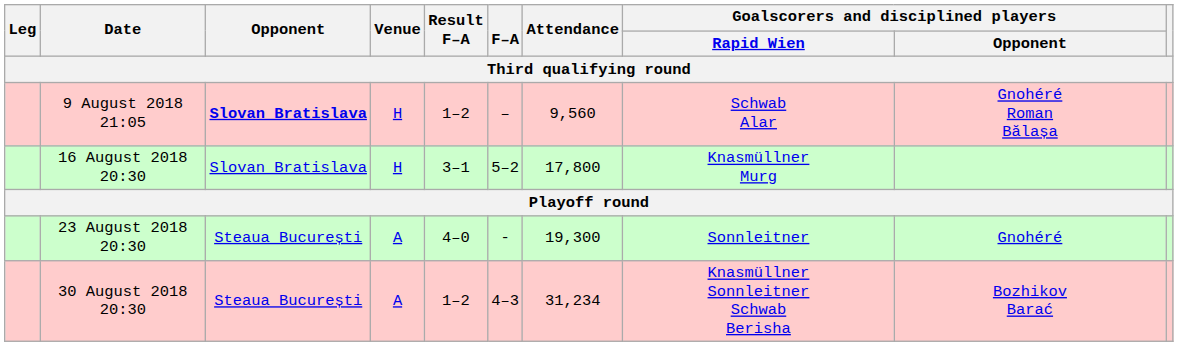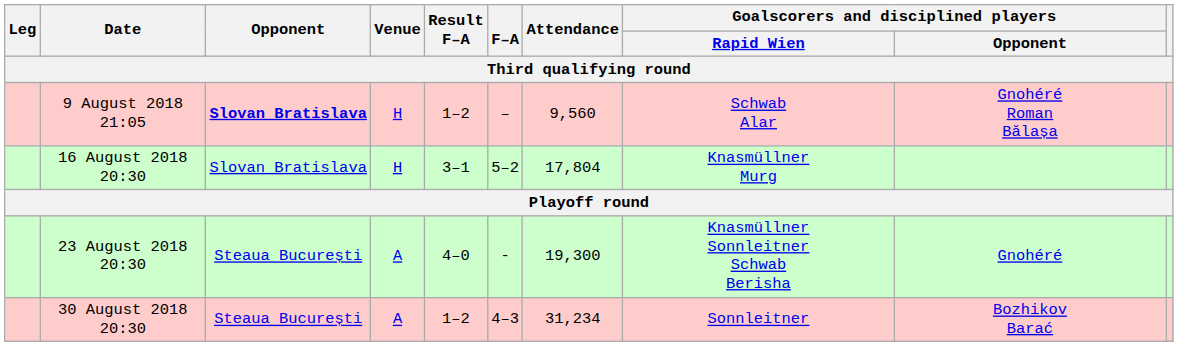(573, 167) 17,800 -> (573, 167) 17,804
(758, 238) Sonnleitner -> (758, 256) Knasmüllner Sonnleitner Schwab Berisha
(758, 301) Knasmüllner Sonnleitner Schwab Berisha -> (758, 319) Sonnleitner
